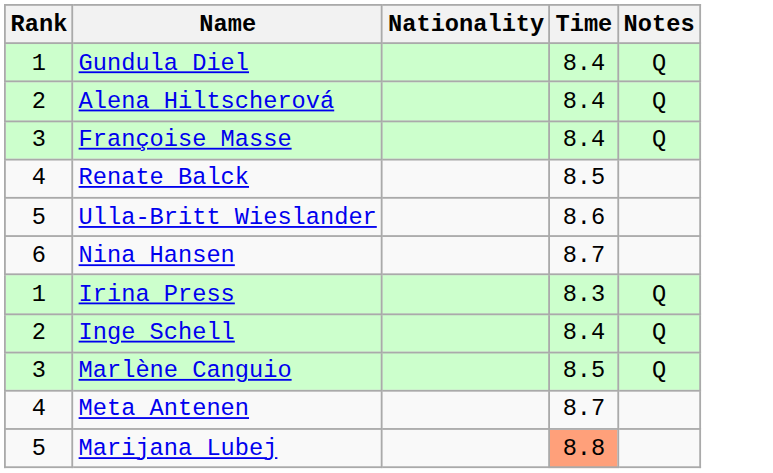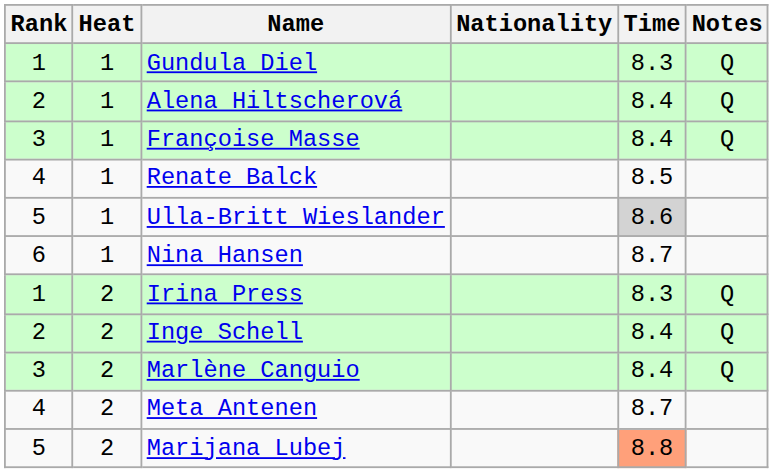+ column: (107, 24)
(584, 63) 8.4 -> (652, 63) 8.3
(584, 217) no background -> (652, 217) lightgrey background
(584, 371) 8.5 -> (652, 371) 8.4
